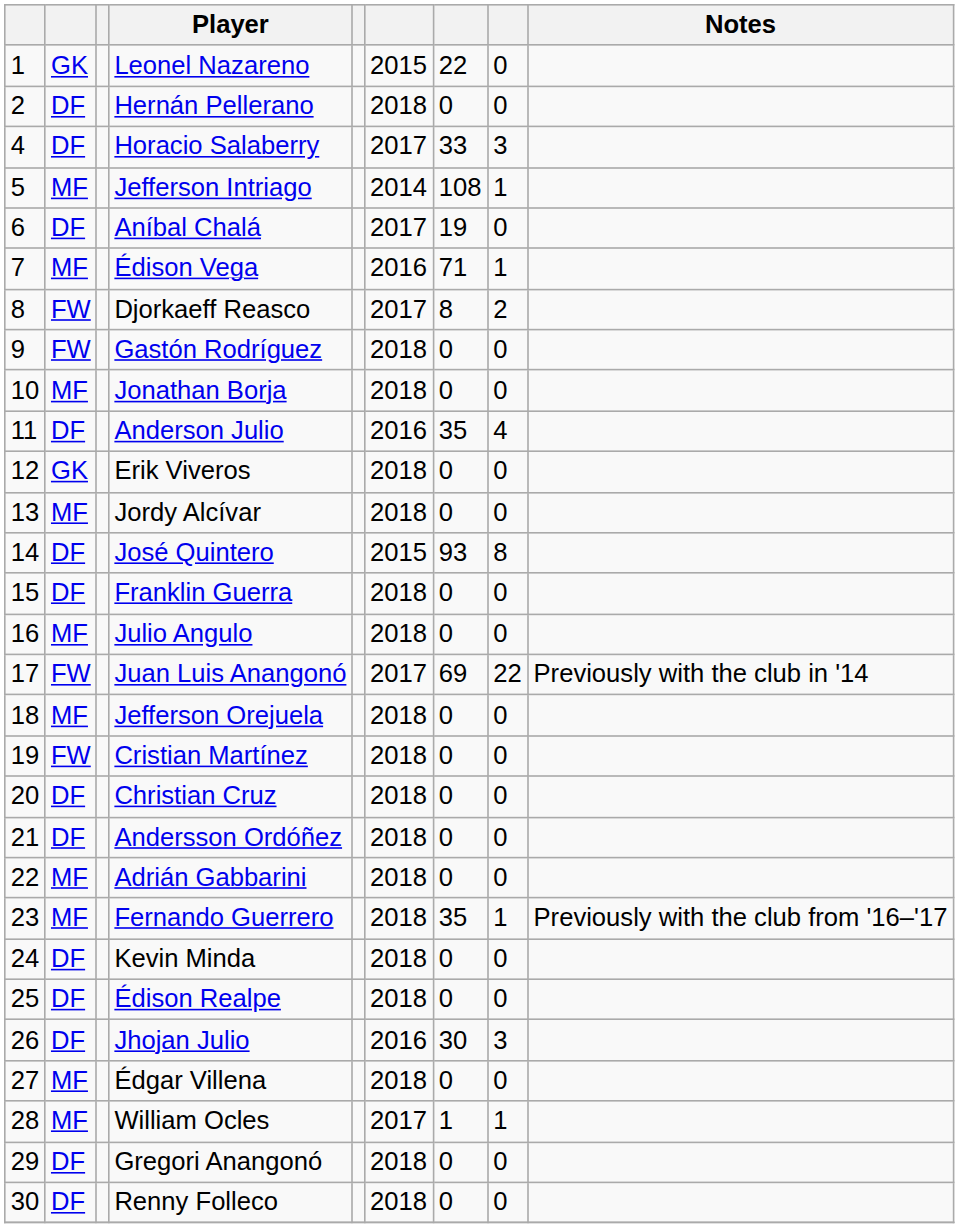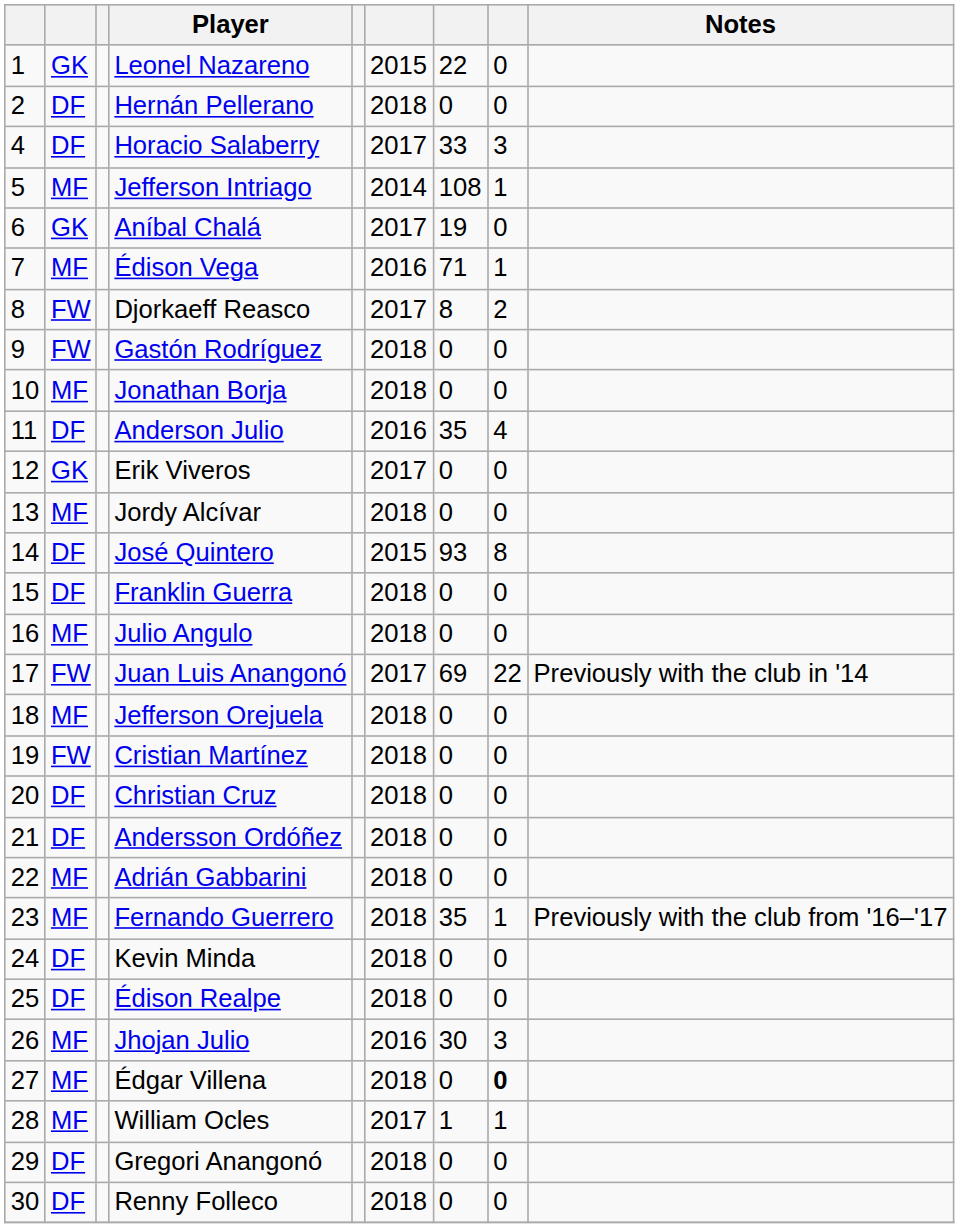(68, 227) DF -> (69, 227) GK
(398, 471) 2018 -> (398, 471) 2017
(68, 1039) DF -> (69, 1039) MF
(500, 1080) normal -> (500, 1080) bold
